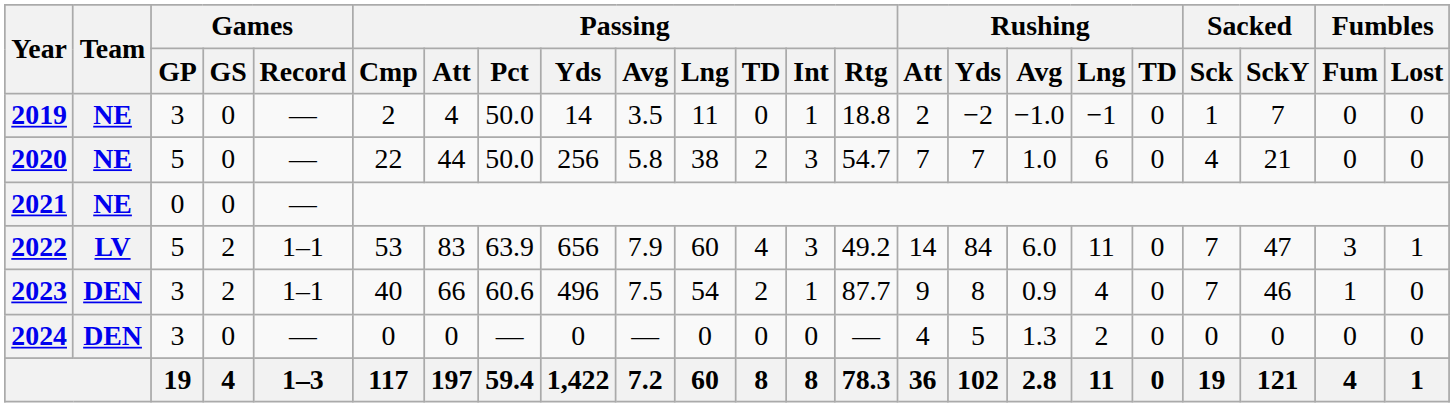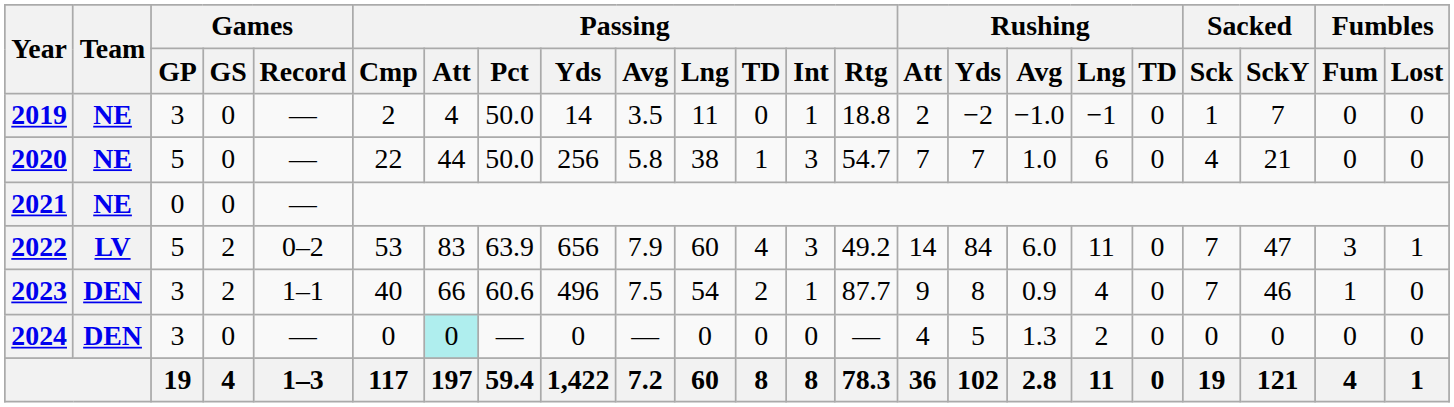(761, 159) 2 -> (761, 159) 1
(303, 247) 1–1 -> (303, 247) 0–2
(452, 335) no background -> (452, 335) paleturquoise background
